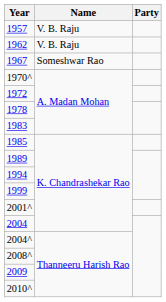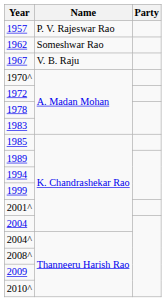(58, 28) V. B. Raju -> (76, 28) P. V. Rajeswar Rao
(58, 45) V. B. Raju -> (70, 45) Someshwar Rao
(70, 61) Someshwar Rao -> (58, 61) V. B. Raju
